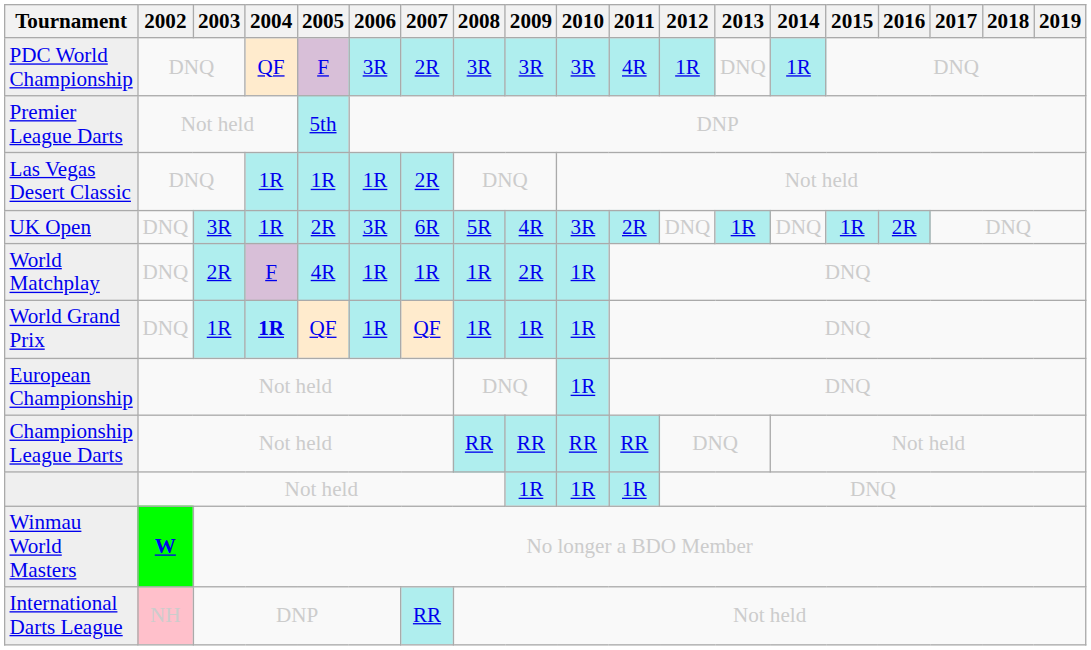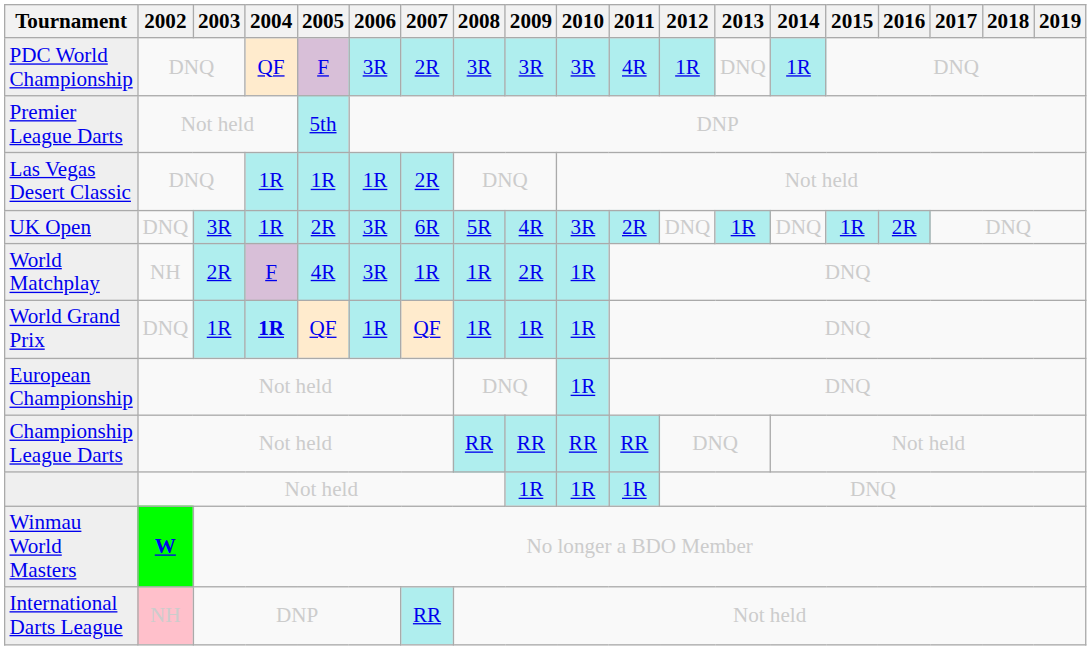(165, 271) DNQ -> (165, 271) NH
(375, 271) 1R -> (375, 271) 3R
